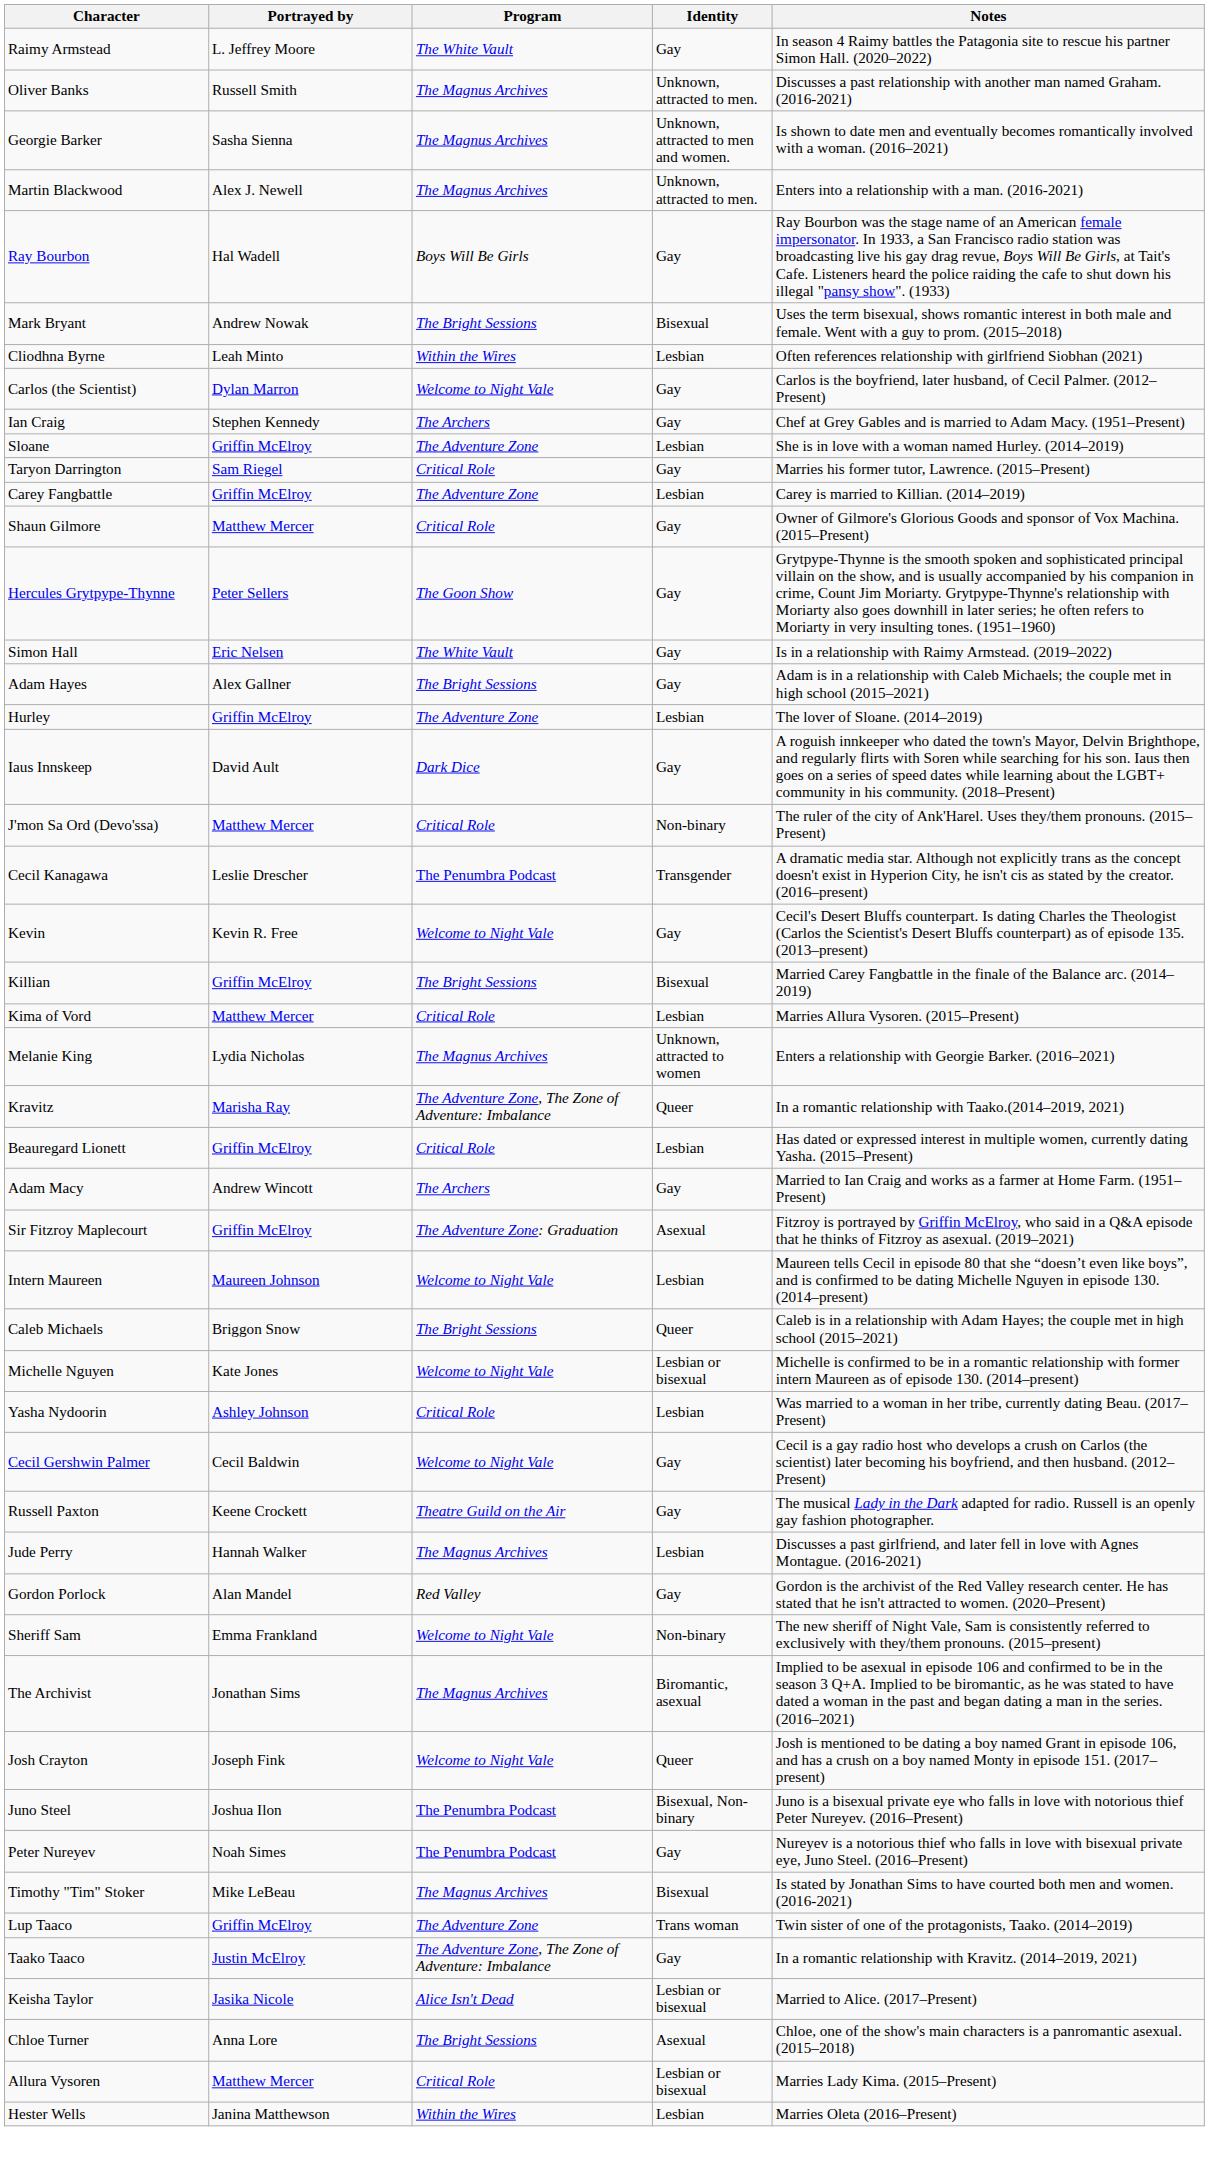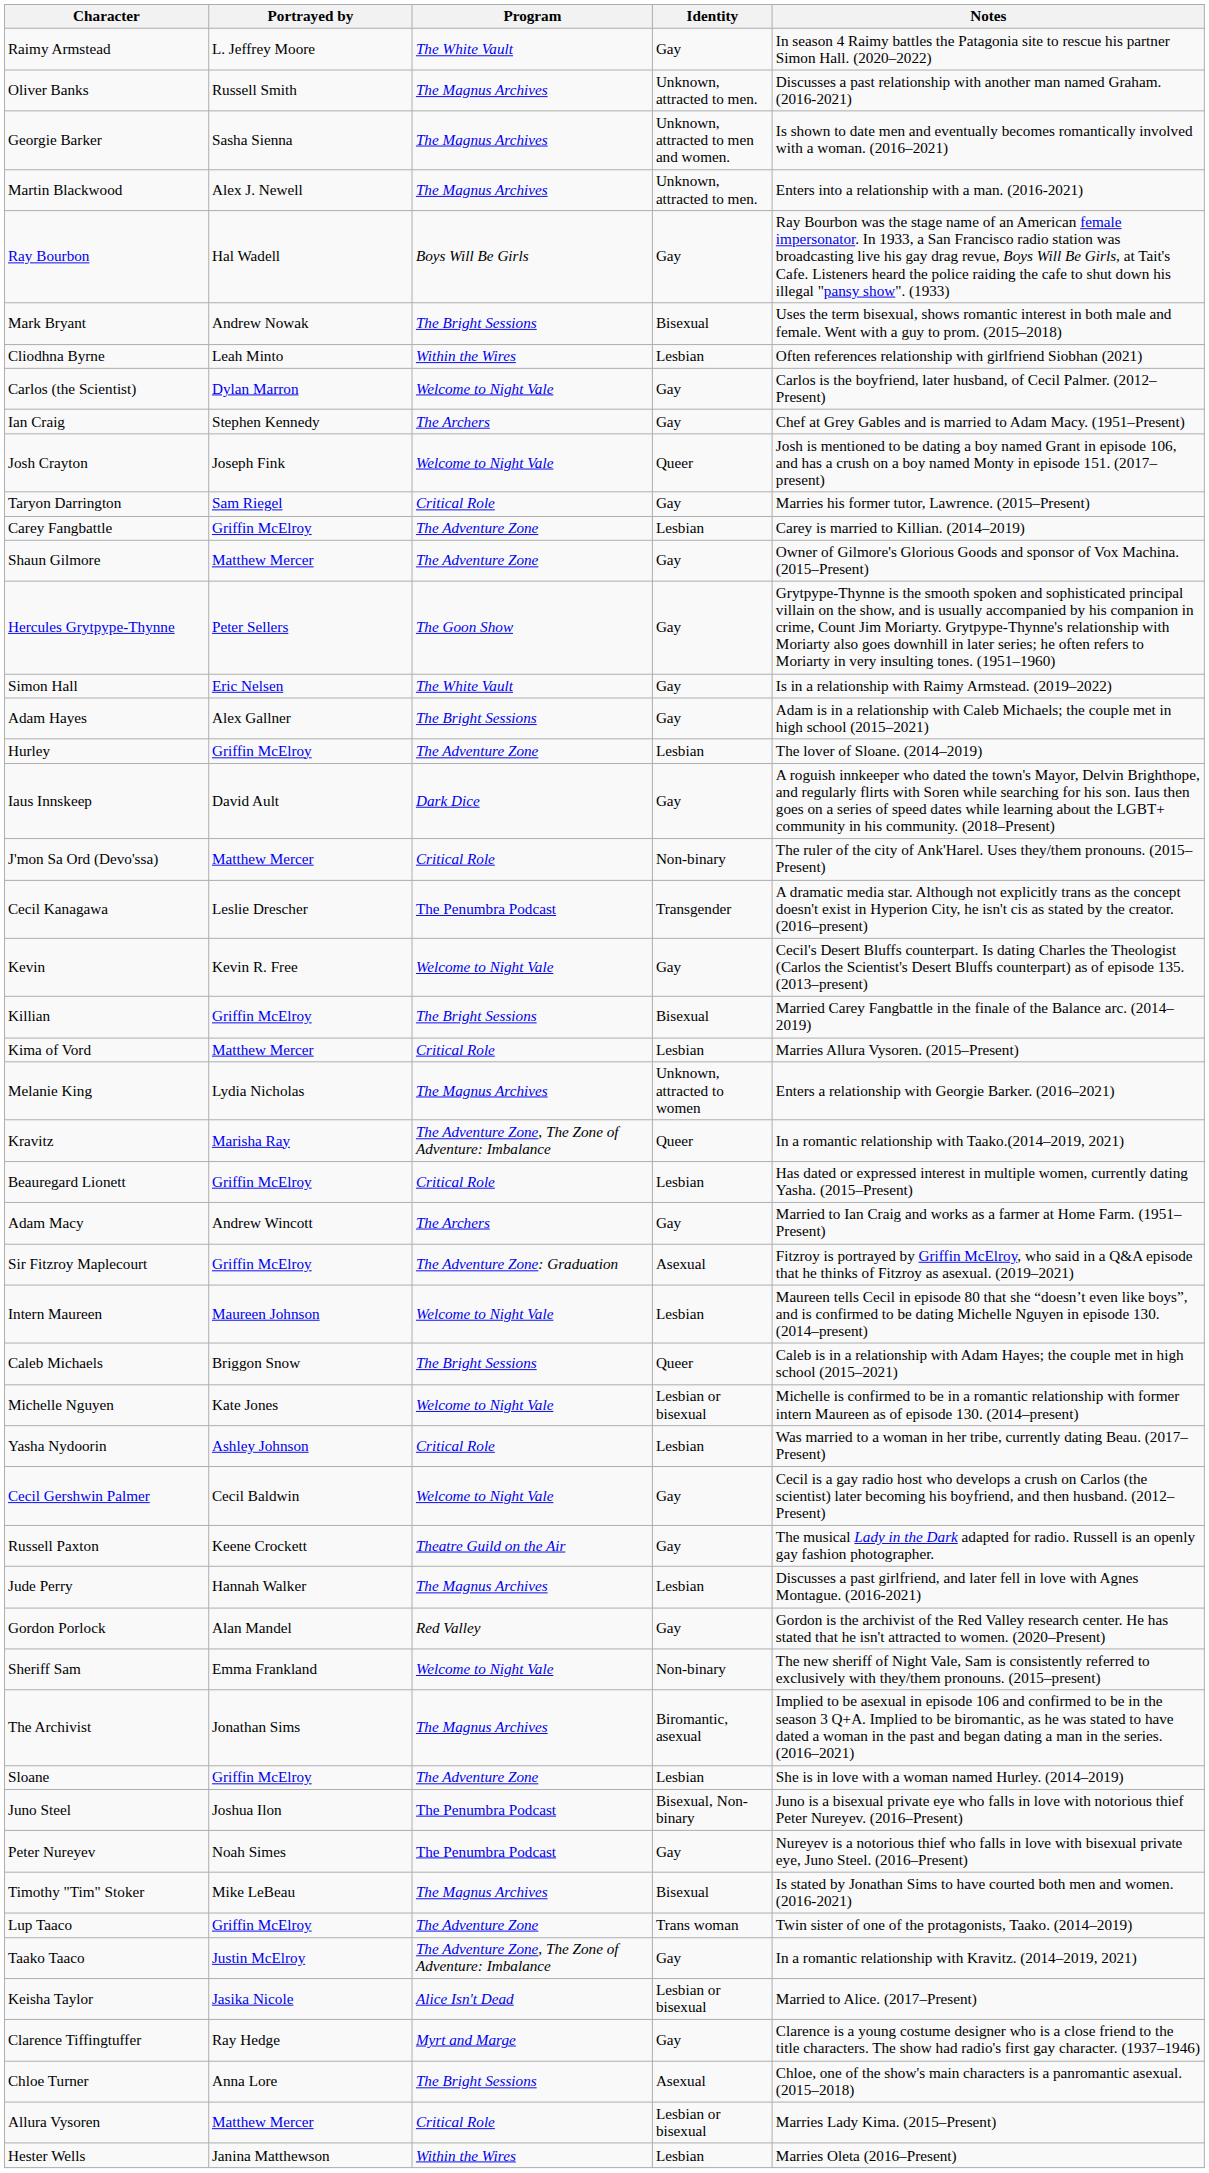rows swapped: (48, 1760) <-> (29, 445)
(455, 526) Critical Role -> (477, 560) The Adventure Zone
+ row: (75, 2040)
